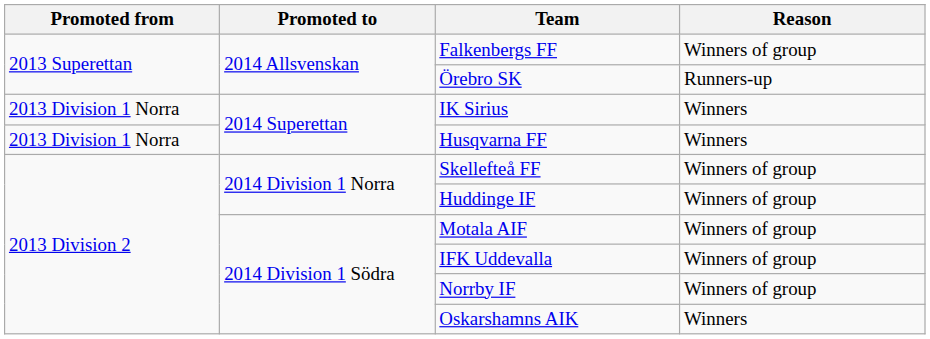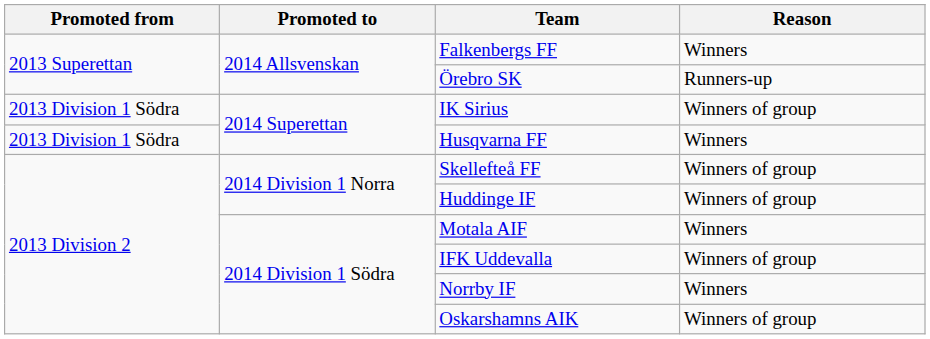(750, 49) Winners of group -> (716, 49) Winners
(94, 109) 2013 Division 1 Norra -> (94, 109) 2013 Division 1 Södra
(716, 109) Winners -> (750, 109) Winners of group
(94, 139) 2013 Division 1 Norra -> (94, 139) 2013 Division 1 Södra
(750, 229) Winners of group -> (716, 229) Winners
(750, 288) Winners of group -> (716, 288) Winners
(716, 318) Winners -> (750, 318) Winners of group
